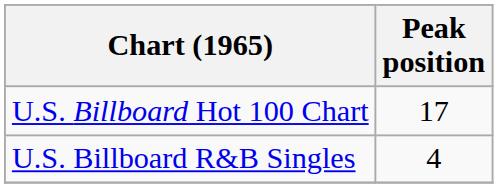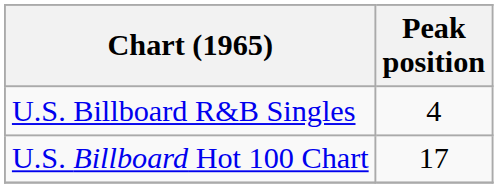rows swapped: (190, 110) <-> (184, 158)
